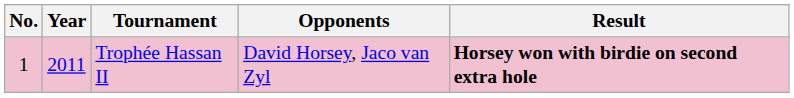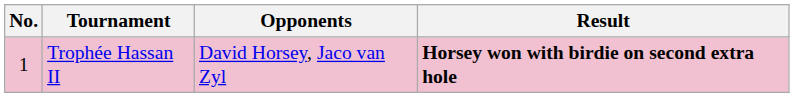- column: (67, 20)
